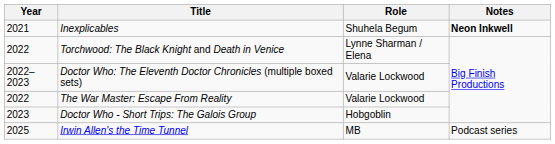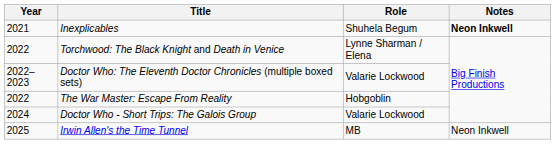(385, 99) Valarie Lockwood -> (368, 99) Hobgoblin
(18, 115) 2023 -> (18, 115) 2024
(368, 115) Hobgoblin -> (385, 115) Valarie Lockwood
(484, 131) Podcast series -> (480, 131) Neon Inkwell
